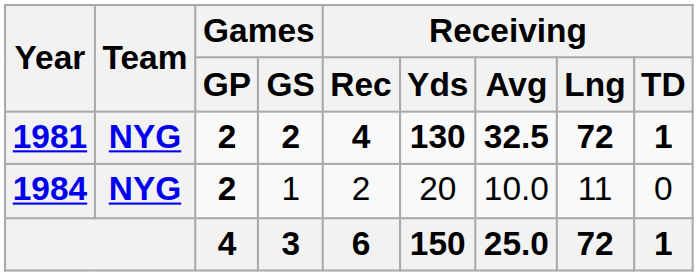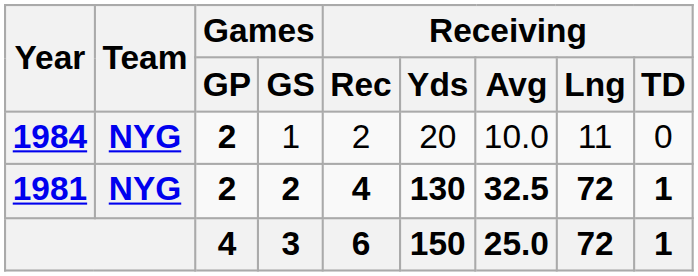rows swapped: (50, 137) <-> (50, 190)
